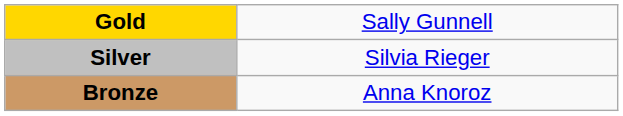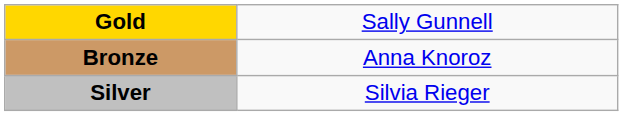rows swapped: (120, 57) <-> (120, 92)
